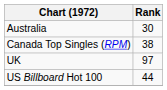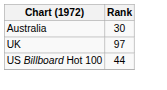- row: (69, 45)
